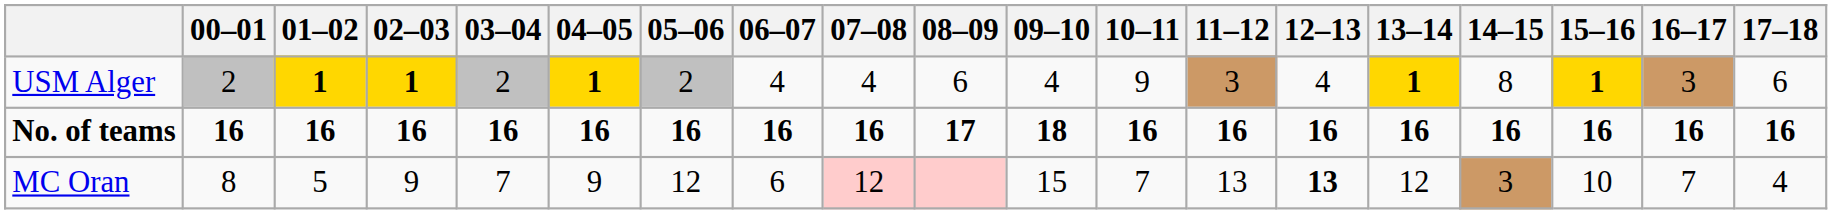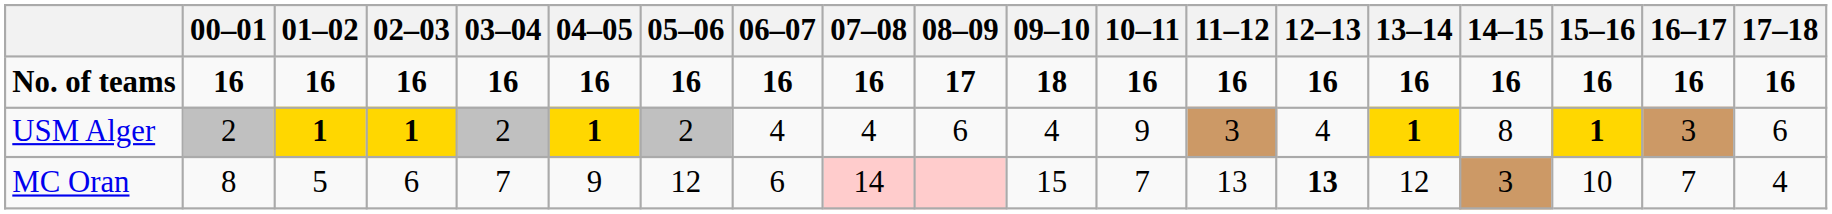rows swapped: (94, 131) <-> (84, 81)
(412, 182) 9 -> (412, 182) 6
(869, 182) 12 -> (869, 182) 14
